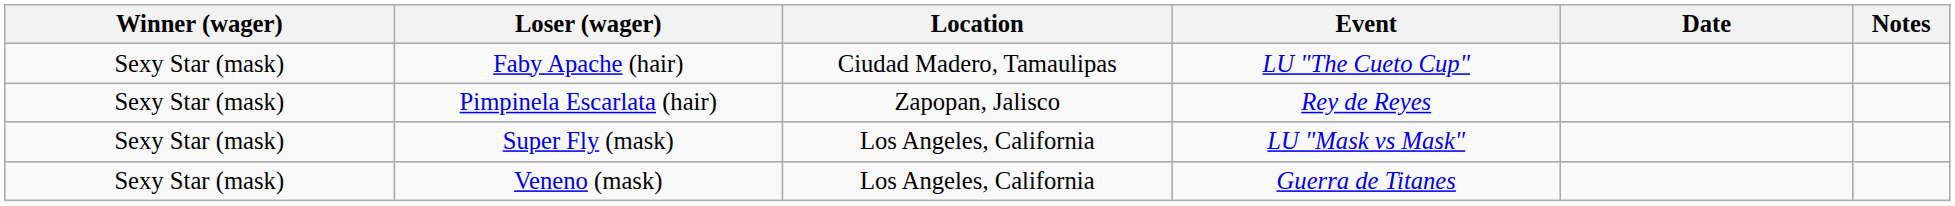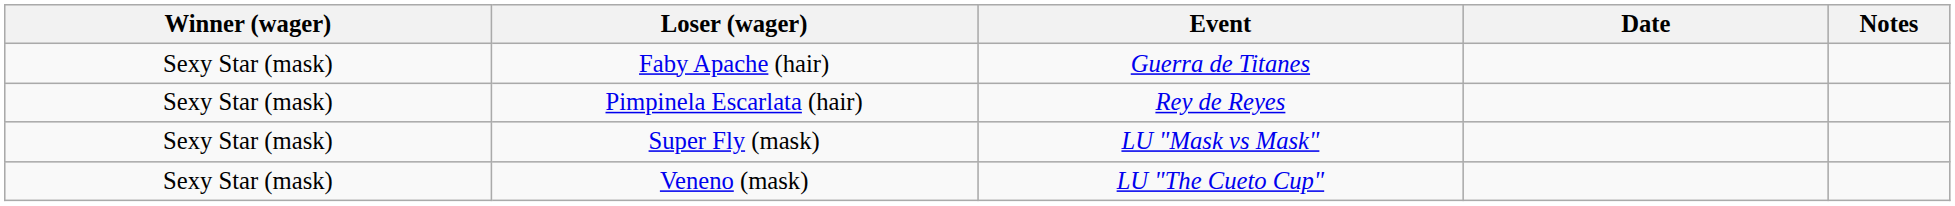- column: (977, 24)
(1366, 63) LU "The Cueto Cup" -> (1220, 63) Guerra de Titanes
(1366, 180) Guerra de Titanes -> (1220, 180) LU "The Cueto Cup"
